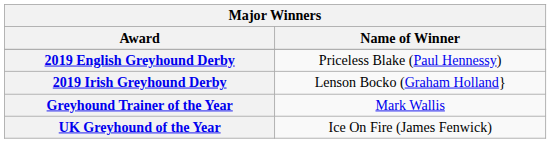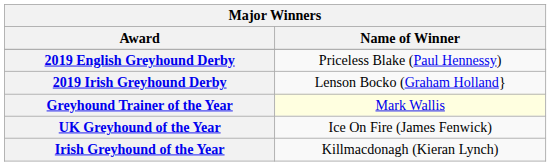(410, 104) no background -> (410, 104) lightyellow background
+ row: (140, 149)
